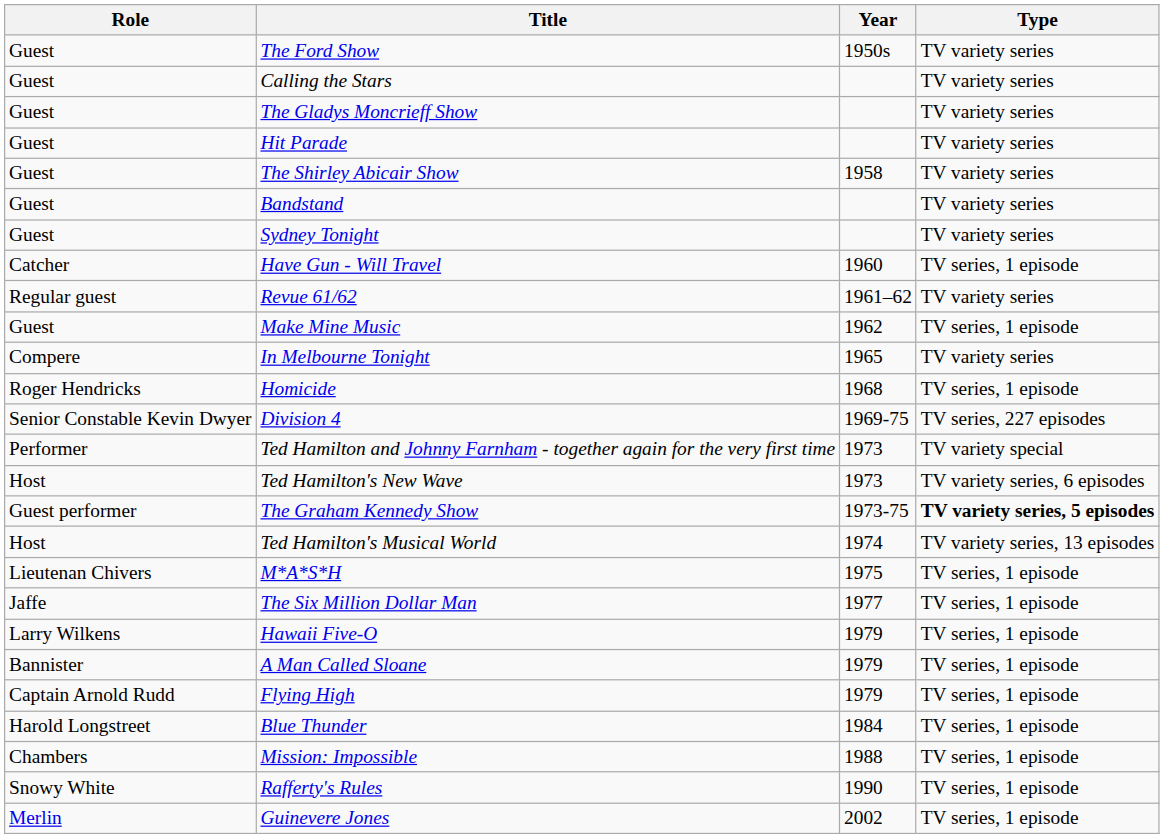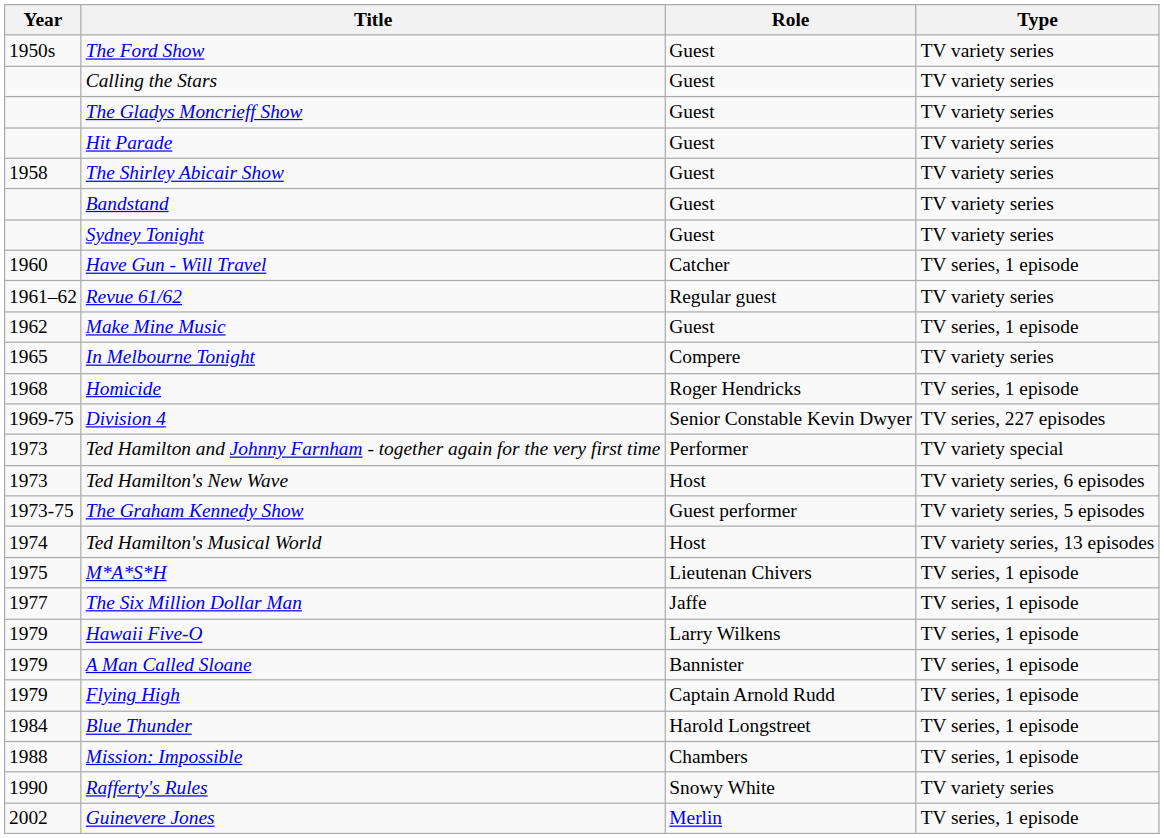columns swapped: (878, 19) <-> (130, 19)
(1038, 511) bold -> (1033, 511) normal
(1000, 787) TV series, 1 episode -> (987, 787) TV variety series
